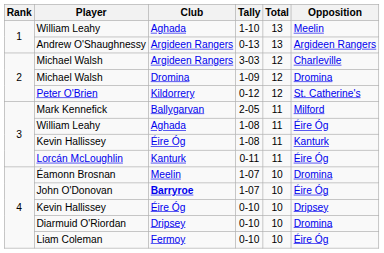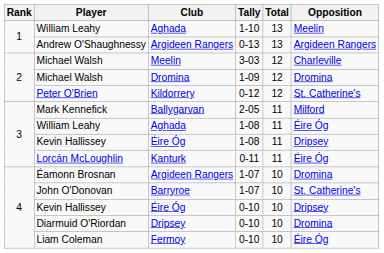(192, 61) Argideen Rangers -> (166, 61) Meelin
(311, 142) Kanturk -> (311, 142) Dripsey
(166, 175) Meelin -> (192, 175) Argideen Rangers
(172, 191) bold -> (170, 191) normal
(311, 191) Éire Óg -> (327, 191) St. Catherine's
